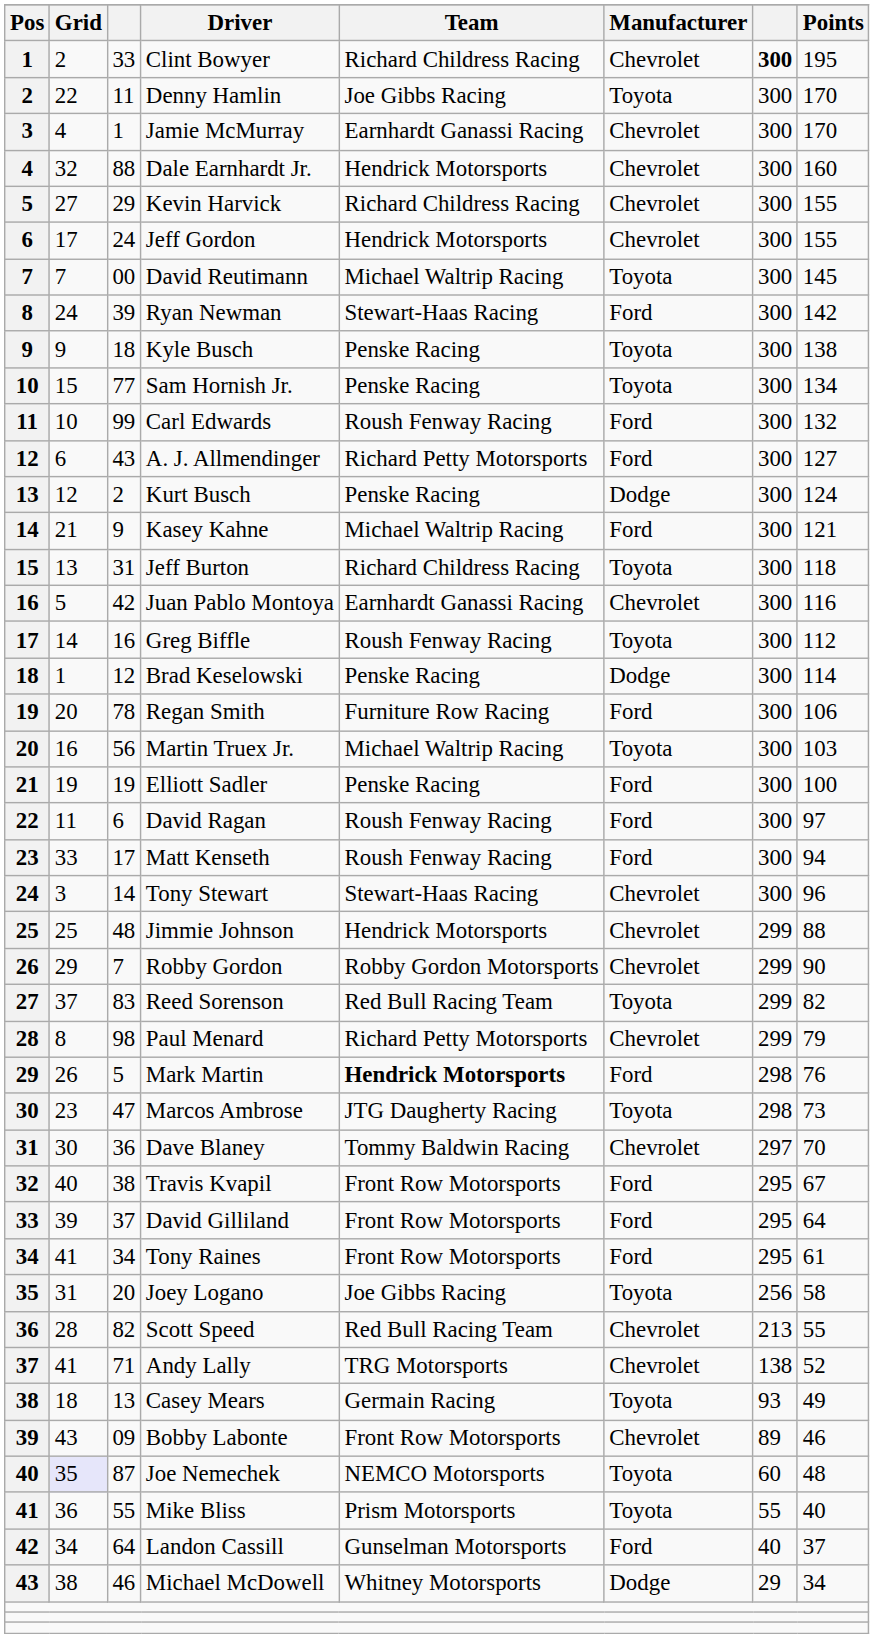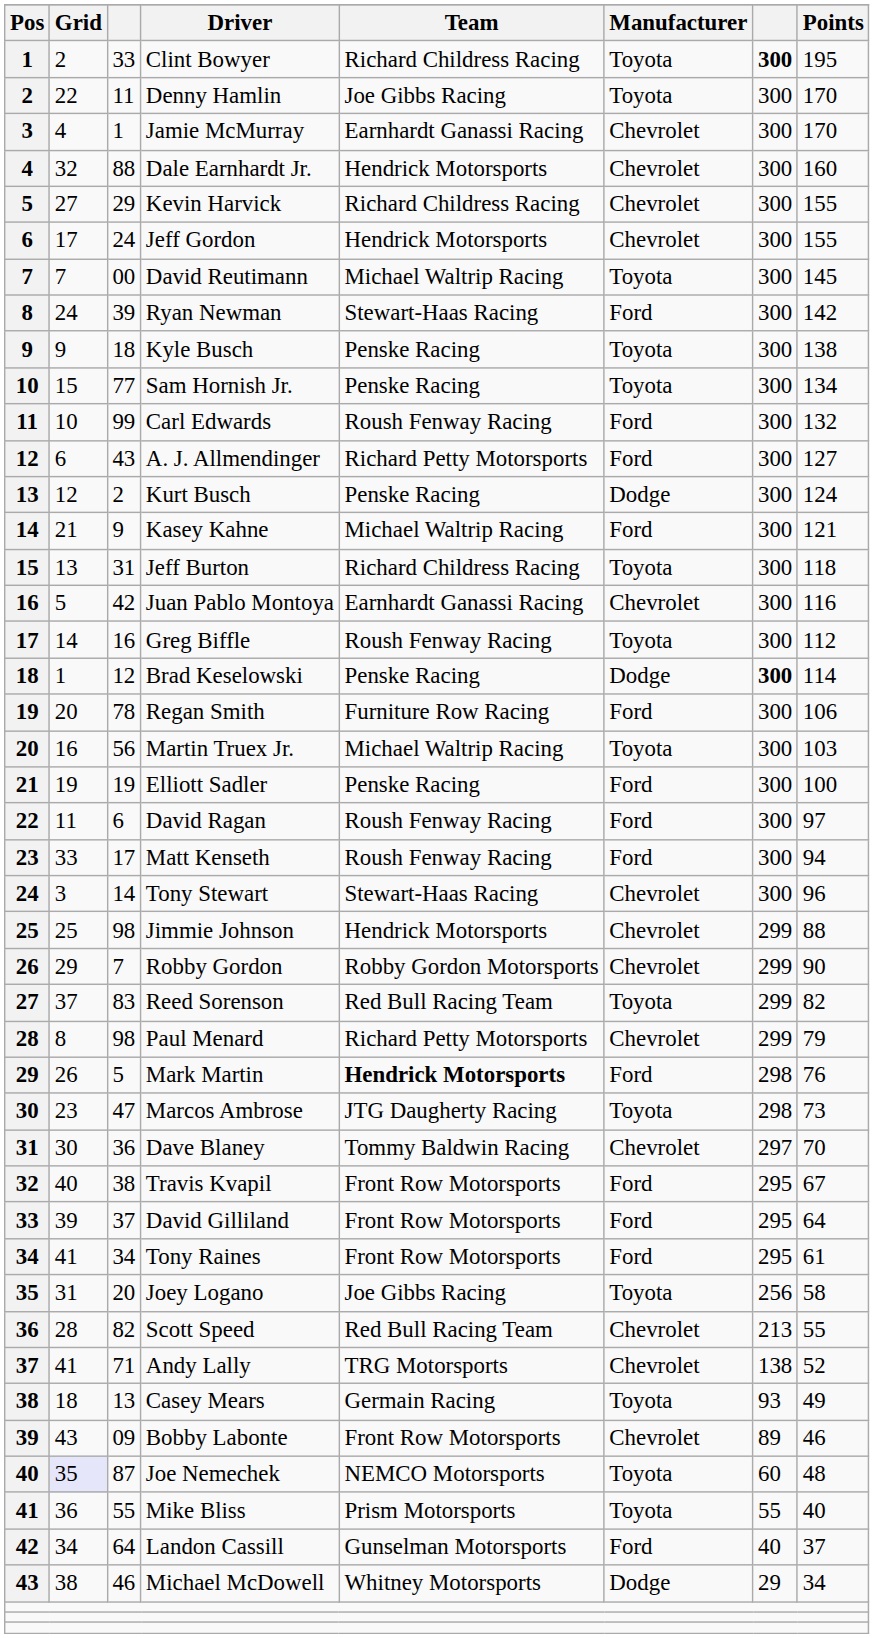(654, 58) Chevrolet -> (641, 58) Toyota
(775, 675) normal -> (775, 675) bold
(124, 929) 48 -> (124, 929) 98
